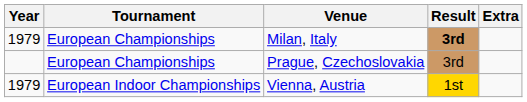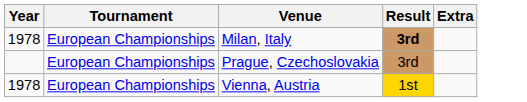(24, 39) 1979 -> (24, 39) 1978
(24, 86) 1979 -> (24, 86) 1978
(154, 86) European Indoor Championships -> (131, 86) European Championships
